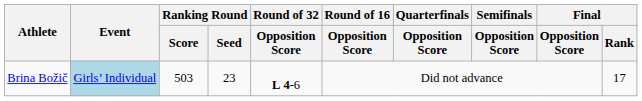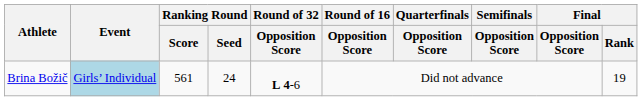(184, 78) 503 -> (184, 78) 561
(229, 78) 23 -> (229, 78) 24
(619, 78) 17 -> (619, 78) 19
